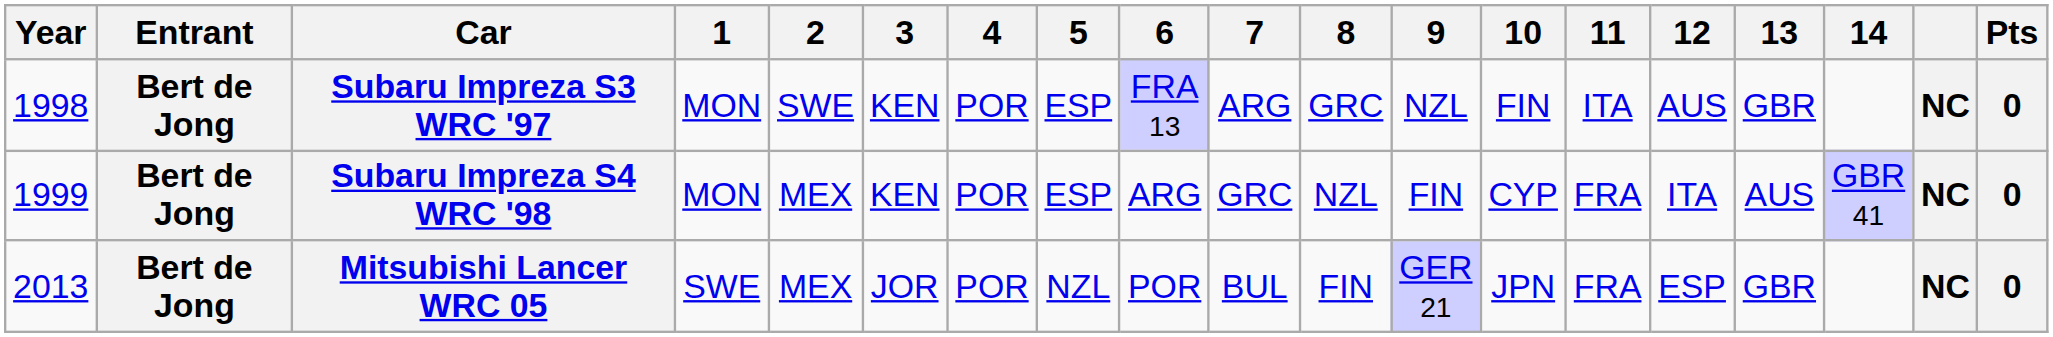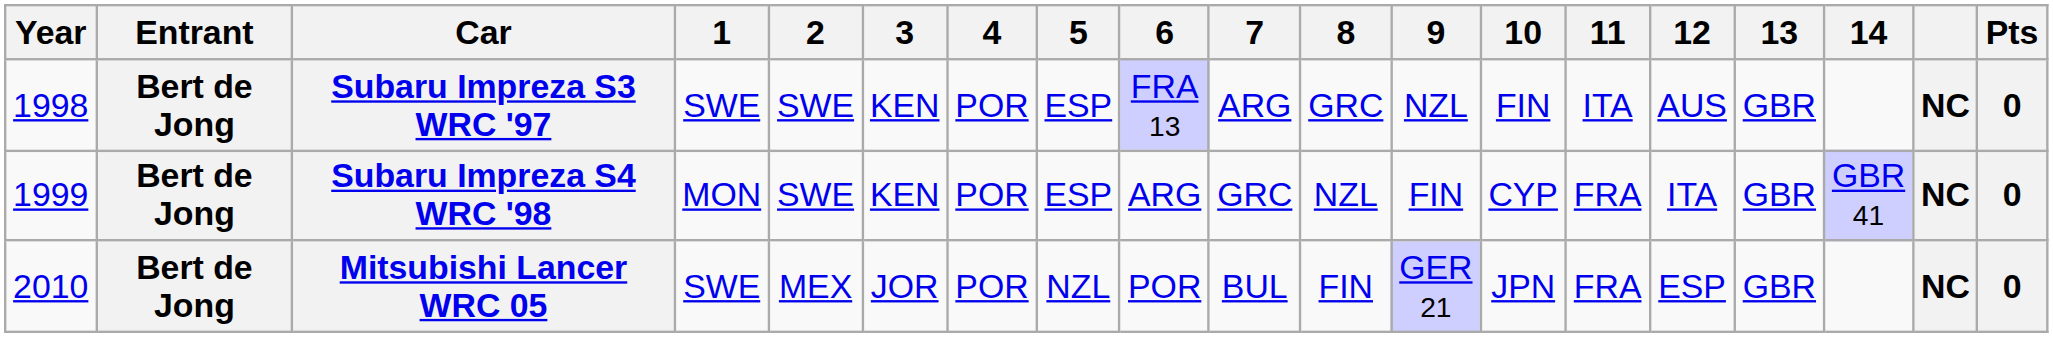(722, 105) MON -> (722, 105) SWE
(816, 196) MEX -> (816, 196) SWE
(1779, 196) AUS -> (1779, 196) GBR
(51, 287) 2013 -> (51, 287) 2010
